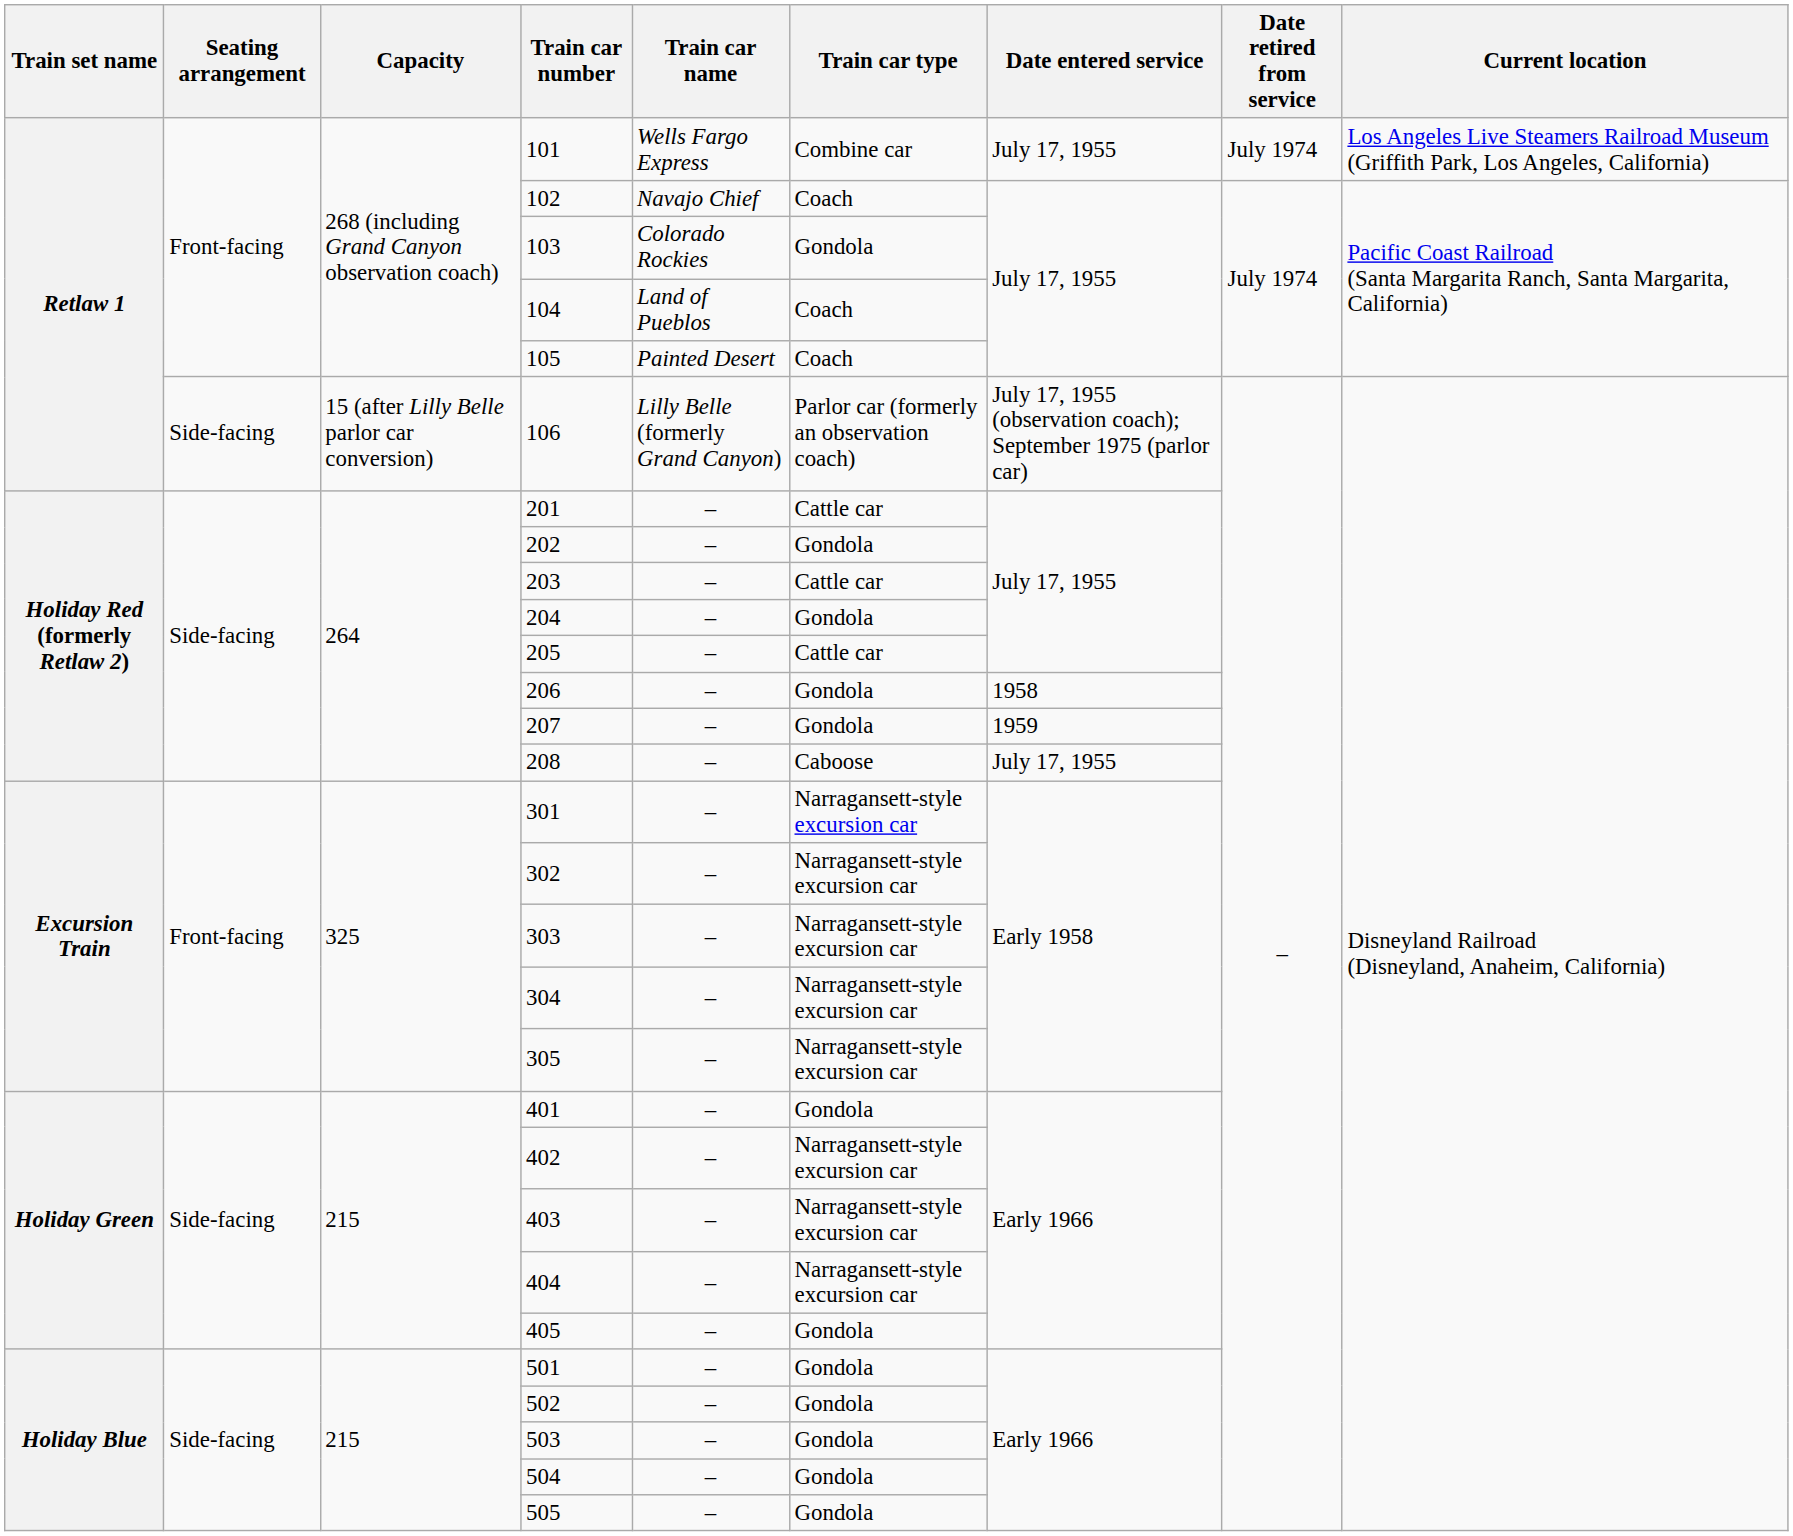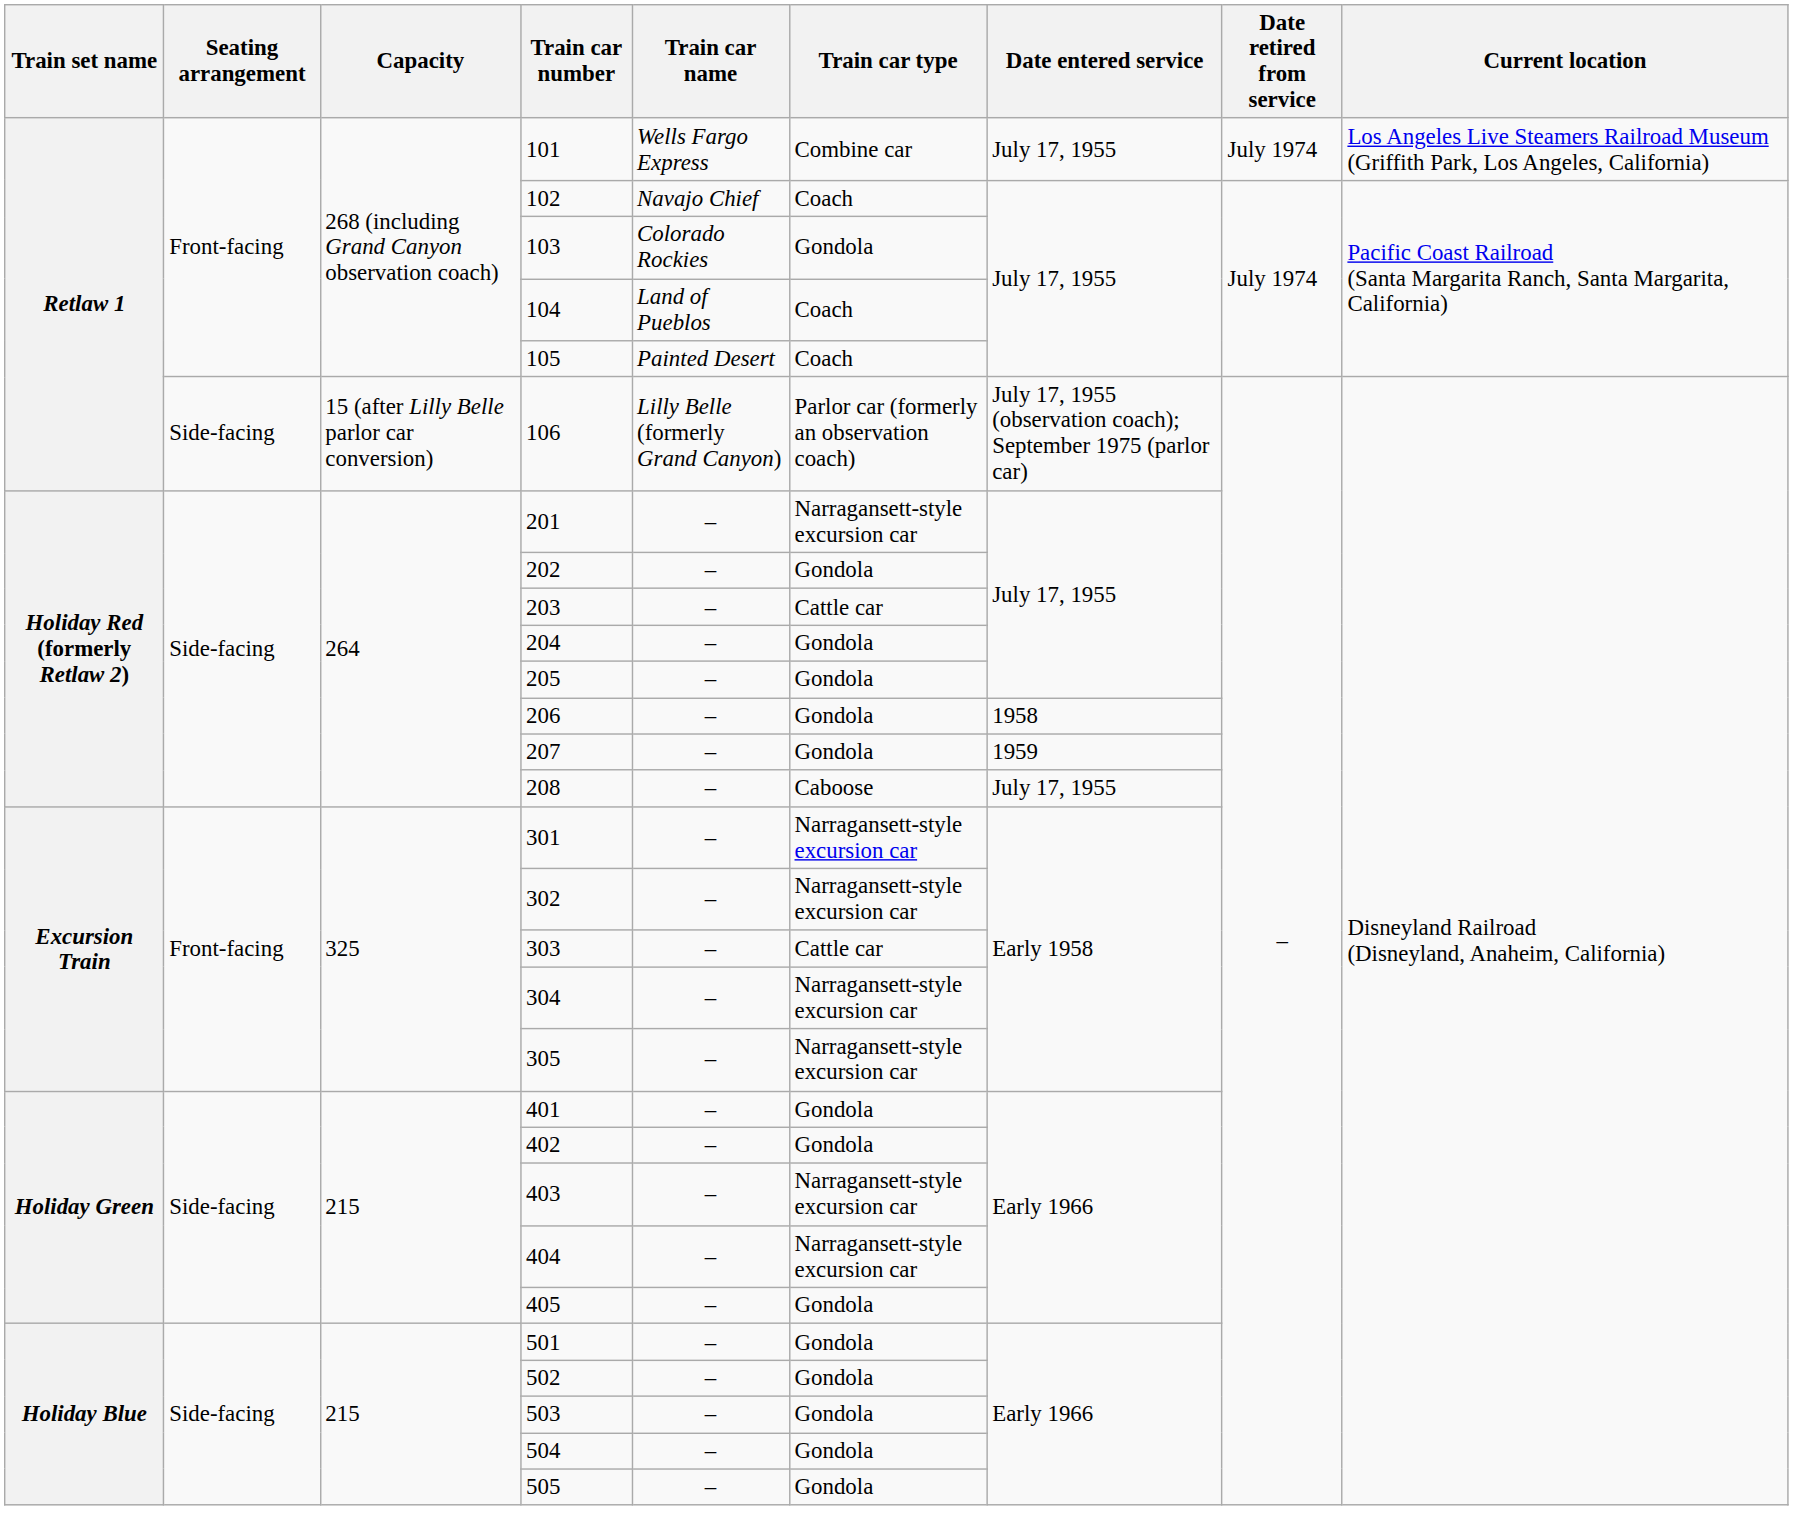(839, 508) Cattle car -> (878, 521) Narragansett-style excursion car
(839, 653) Cattle car -> (834, 679) Gondola
(878, 935) Narragansett-style excursion car -> (839, 948) Cattle car
(878, 1157) Narragansett-style excursion car -> (834, 1145) Gondola
